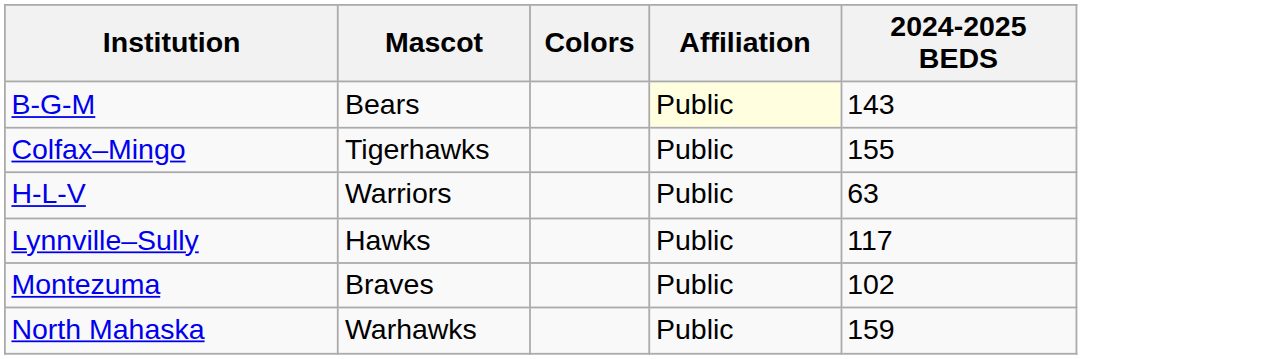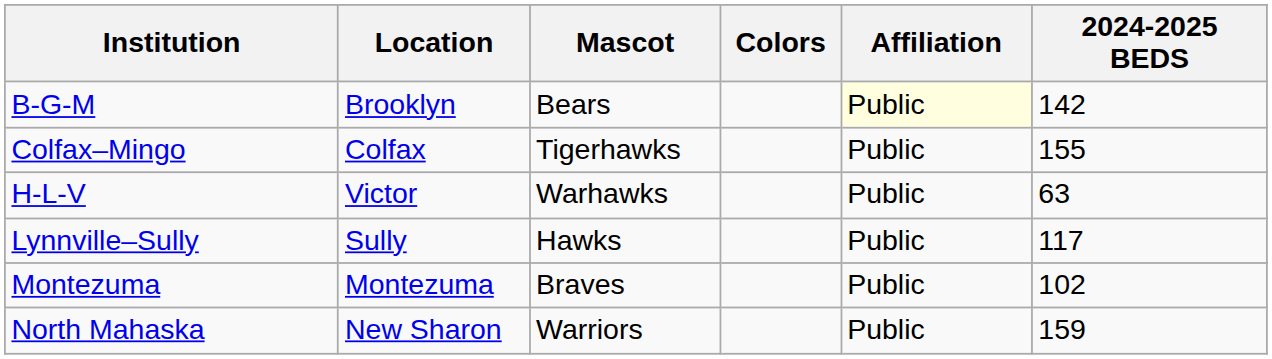+ column: (434, 43)
(871, 104) 143 -> (1062, 104) 142
(398, 194) Warriors -> (602, 194) Warhawks
(411, 330) Warhawks -> (589, 330) Warriors
